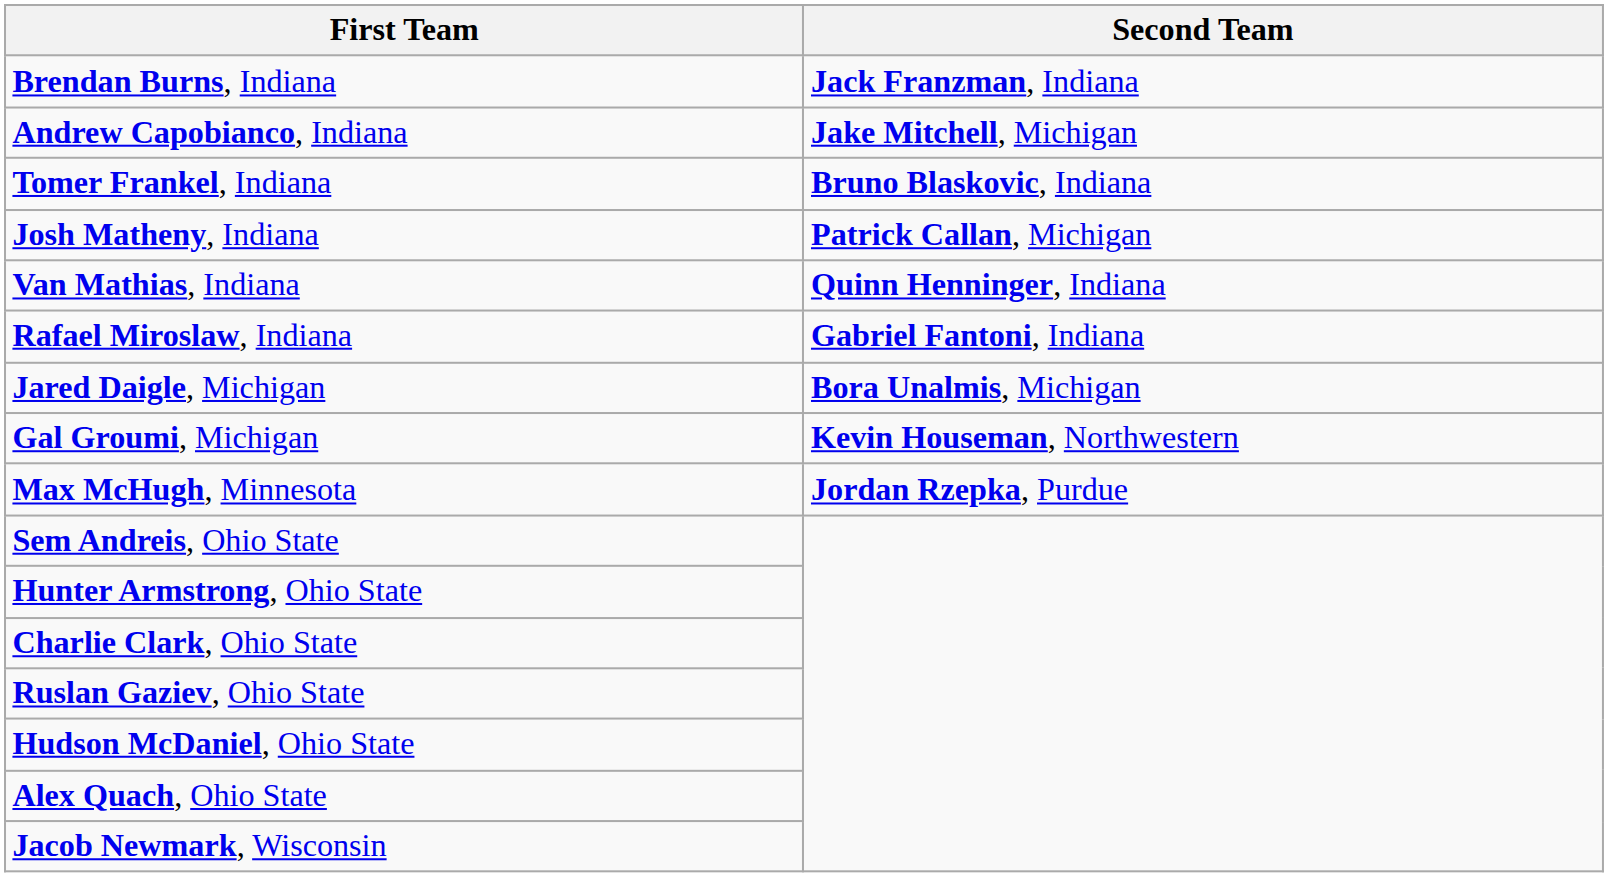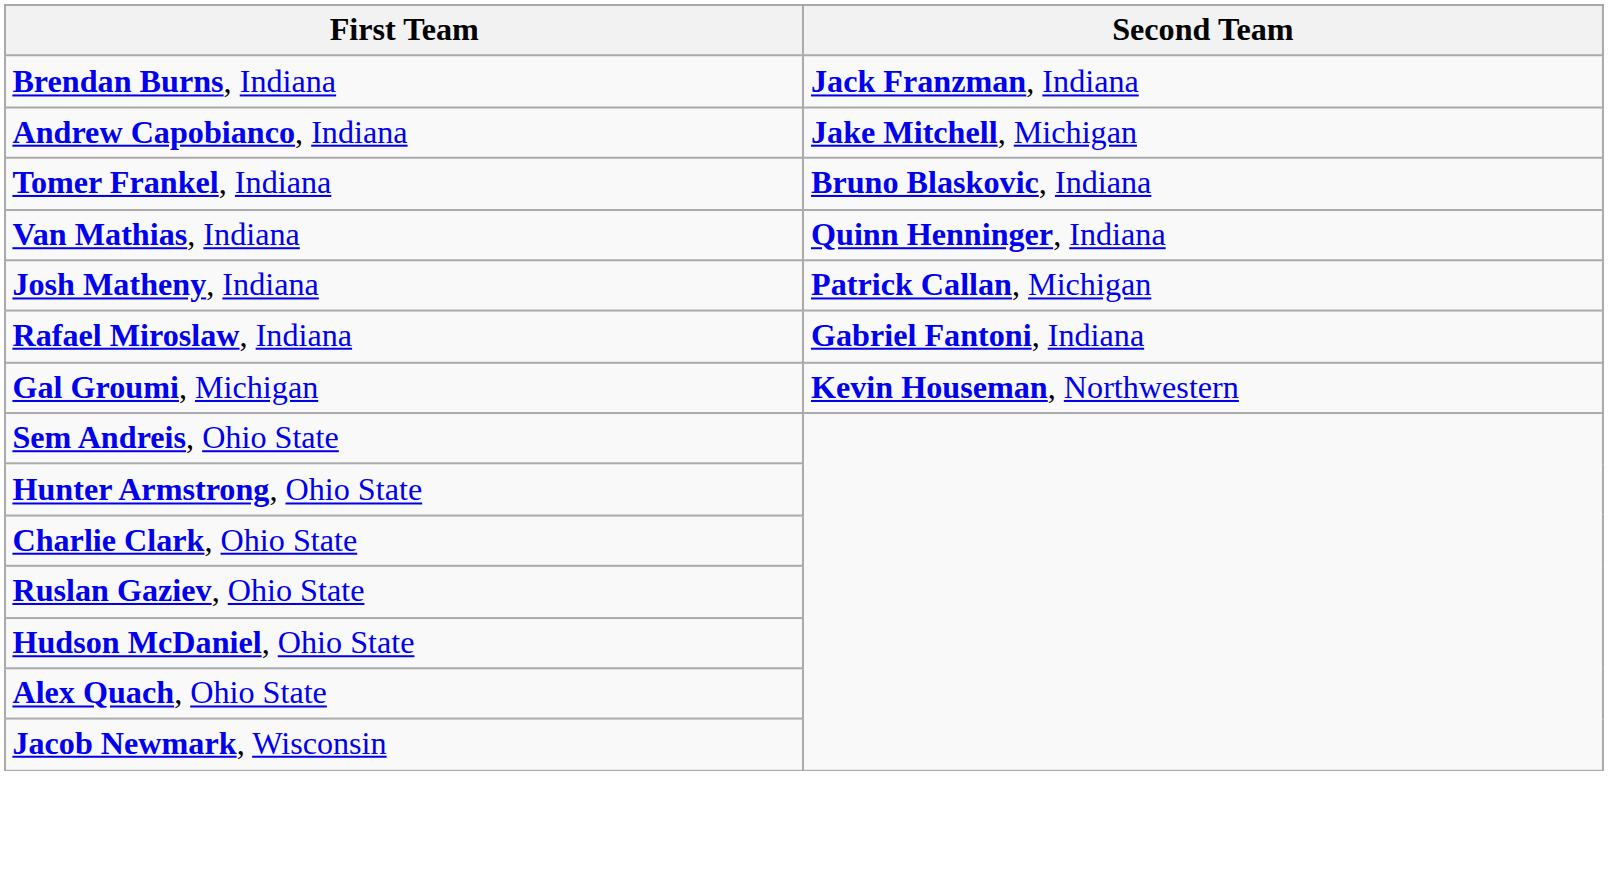rows swapped: (156, 285) <-> (166, 234)
- row: (169, 387)
- row: (184, 489)
